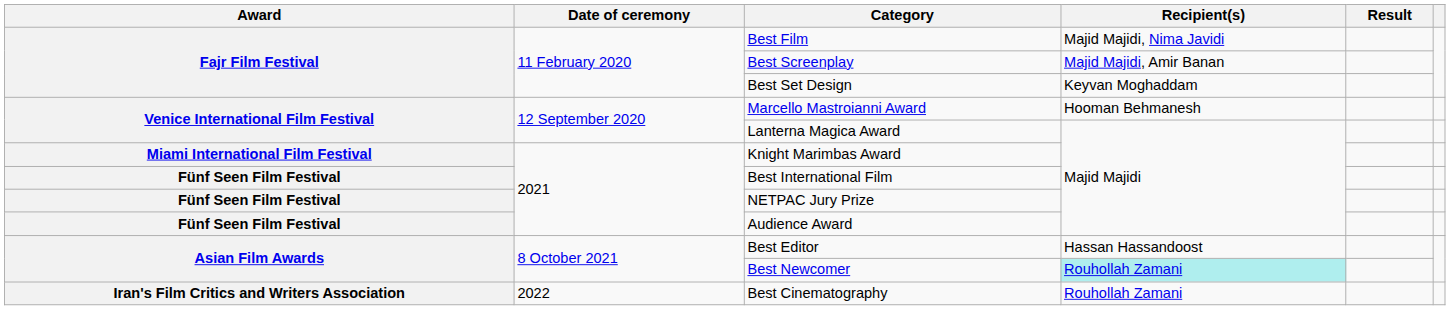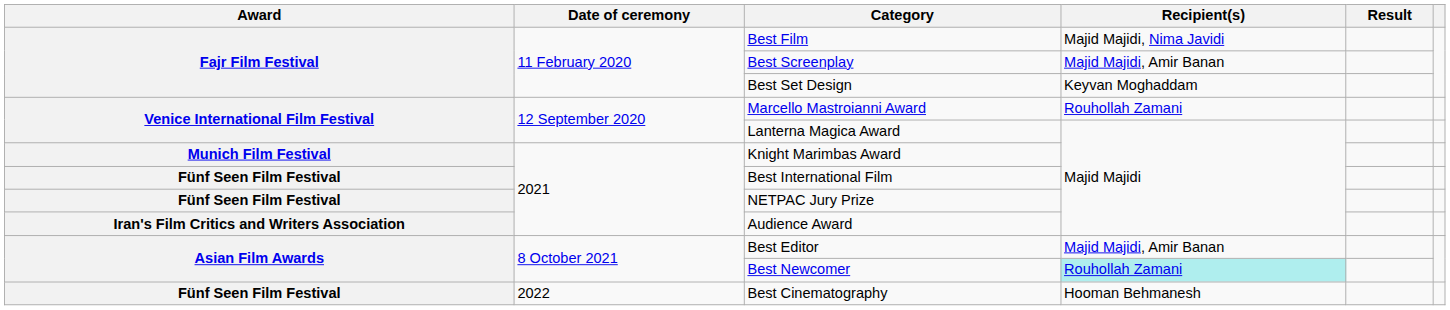(1132, 108) Hooman Behmanesh -> (1123, 108) Rouhollah Zamani
(259, 154) Miami International Film Festival -> (259, 154) Munich Film Festival
(259, 223) Fünf Seen Film Festival -> (259, 223) Iran's Film Critics and Writers Association
(1133, 246) Hassan Hassandoost -> (1144, 246) Majid Majidi, Amir Banan
(259, 293) Iran's Film Critics and Writers Association -> (259, 293) Fünf Seen Film Festival
(1123, 293) Rouhollah Zamani -> (1132, 293) Hooman Behmanesh
